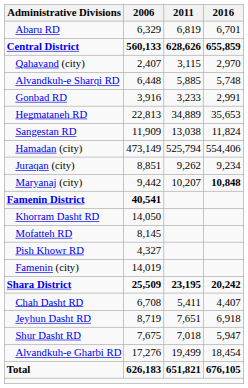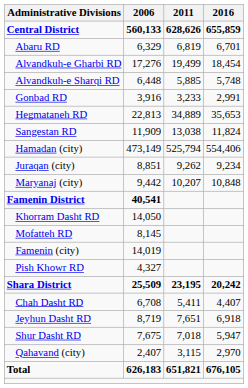rows swapped: (43, 47) <-> (38, 30)
rows swapped: (68, 353) <-> (50, 64)
(226, 183) bold -> (226, 183) normal
rows swapped: (50, 251) <-> (47, 268)
